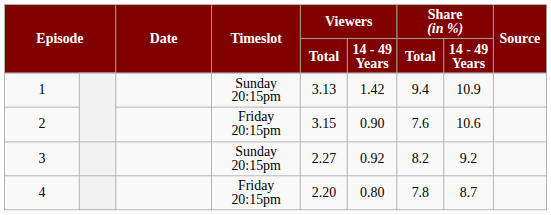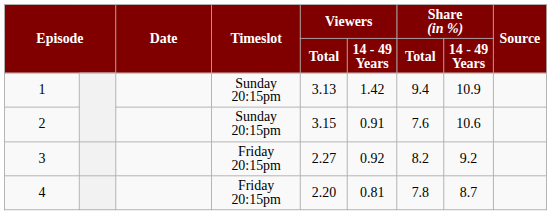(256, 124) Friday 20:15pm -> (256, 124) Sunday 20:15pm
(372, 124) 0.90 -> (372, 124) 0.91
(256, 158) Sunday 20:15pm -> (256, 158) Friday 20:15pm
(372, 192) 0.80 -> (372, 192) 0.81
